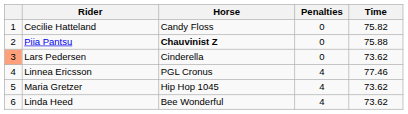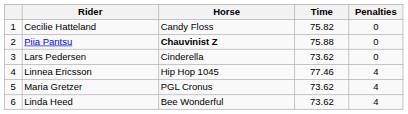columns swapped: (322, 12) <-> (376, 12)
(13, 57) lightsalmon background -> (13, 57) no background
(187, 72) PGL Cronus -> (190, 72) Hip Hop 1045
(190, 87) Hip Hop 1045 -> (187, 87) PGL Cronus
